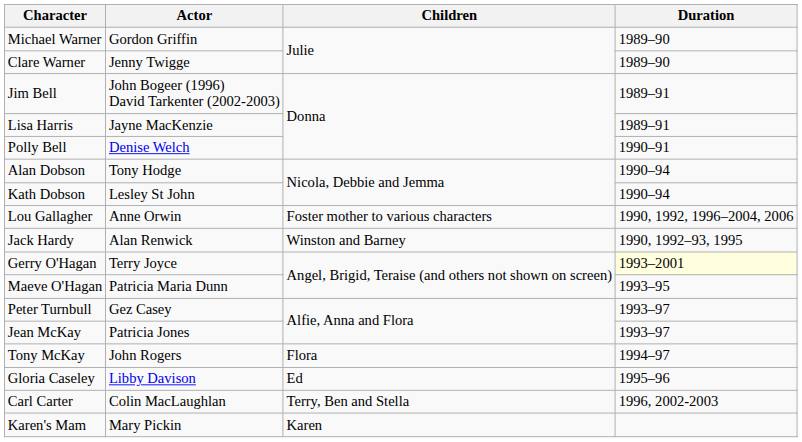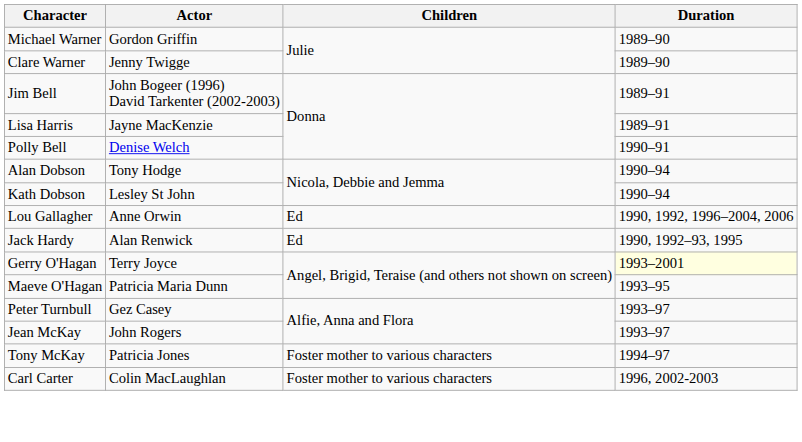(389, 217) Foster mother to various characters -> (295, 217) Ed
(346, 240) Winston and Barney -> (295, 240) Ed
(149, 332) Patricia Jones -> (145, 332) John Rogers
(145, 355) John Rogers -> (149, 355) Patricia Jones
(302, 355) Flora -> (389, 355) Foster mother to various characters
- row: (51, 378)
(348, 401) Terry, Ben and Stella -> (389, 378) Foster mother to various characters
- row: (47, 424)
